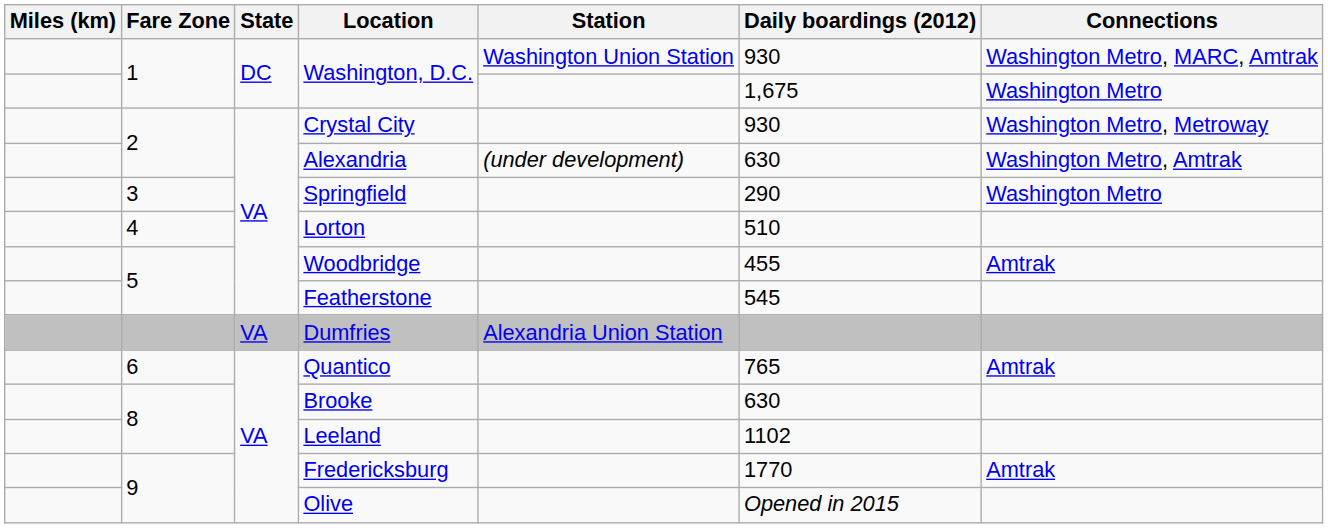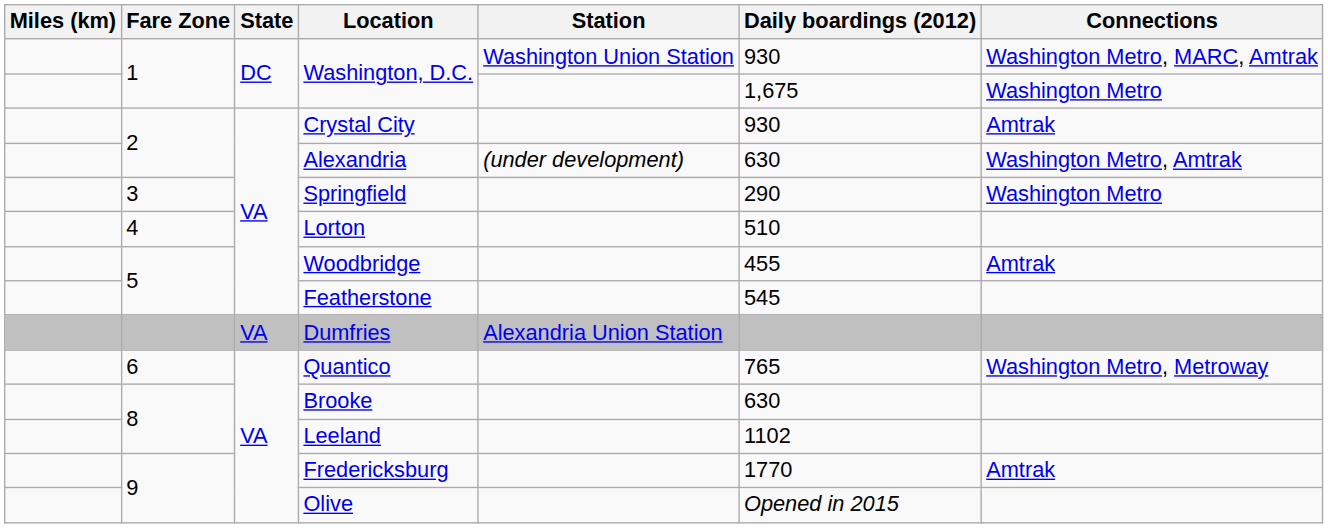(1127, 125) Washington Metro, Metroway -> (1021, 125) Amtrak
(1021, 366) Amtrak -> (1127, 366) Washington Metro, Metroway
